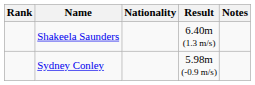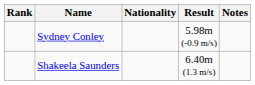rows swapped: (78, 36) <-> (71, 65)
